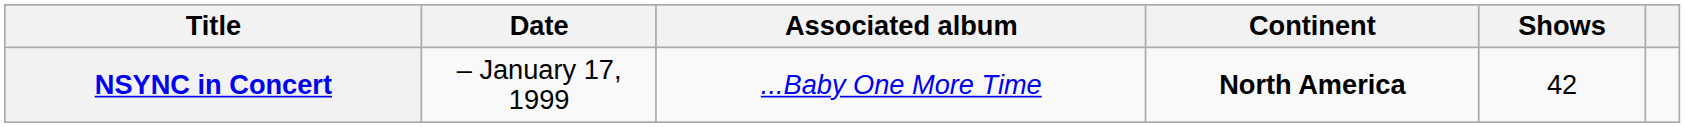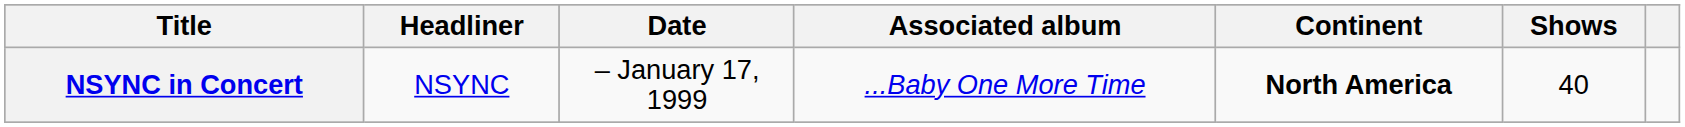+ column: (462, 26)
(1562, 84) 42 -> (1574, 84) 40
